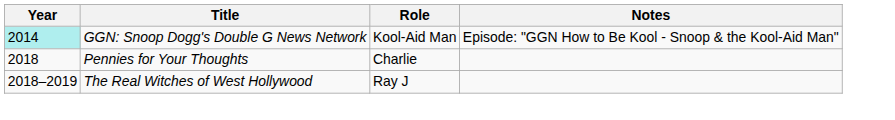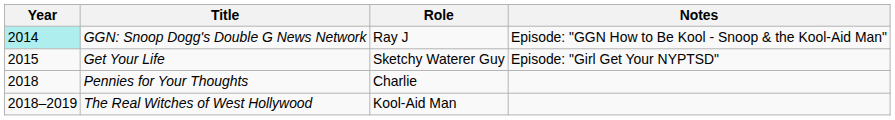(415, 37) Kool-Aid Man -> (391, 37) Ray J
+ row: (124, 59)
(391, 81) Ray J -> (415, 103) Kool-Aid Man
